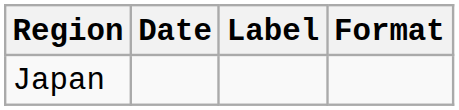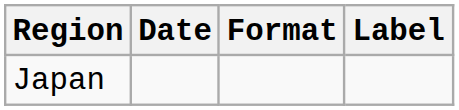columns swapped: (389, 30) <-> (273, 30)
